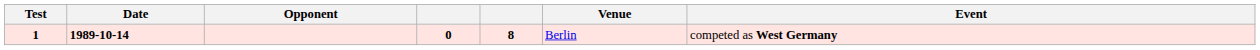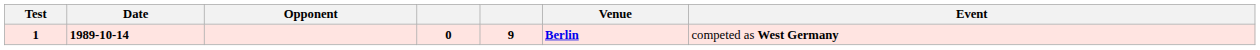(511, 34) 8 -> (511, 34) 9
(561, 34) normal -> (562, 34) bold
